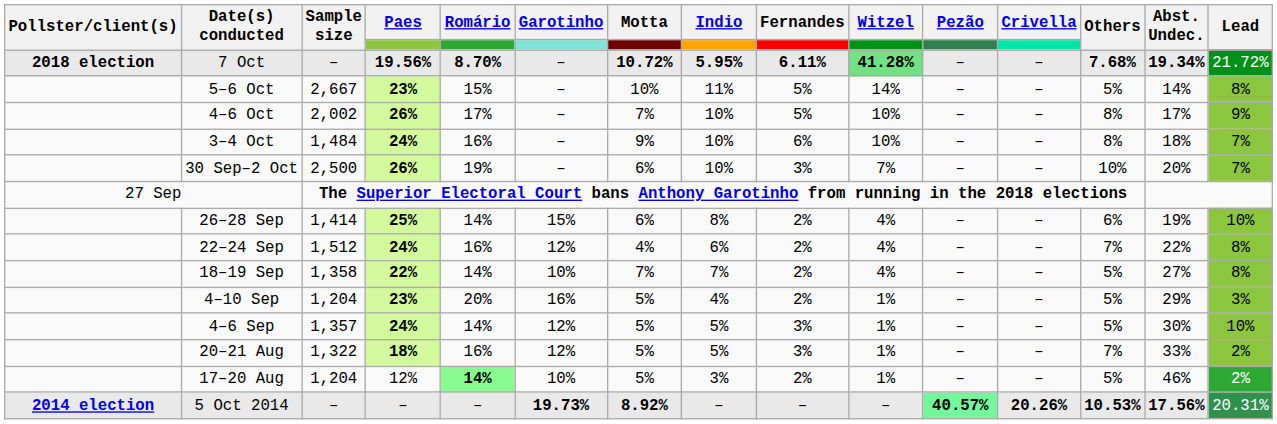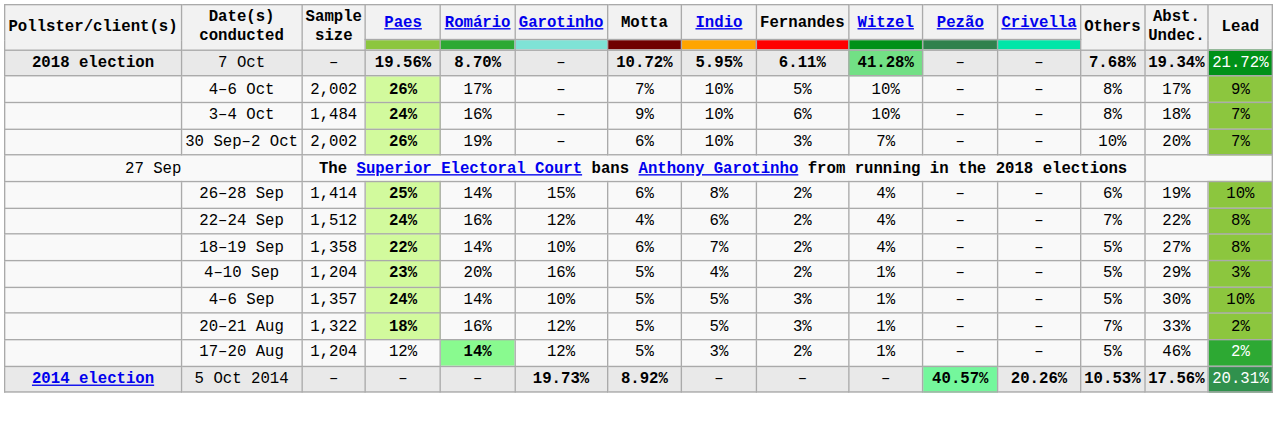- row: (242, 89)
(334, 168) 2,500 -> (334, 142) 2,002
(644, 273) 7% -> (644, 247) 6%
(561, 326) 12% -> (561, 300) 10%
(561, 379) 10% -> (561, 352) 12%
